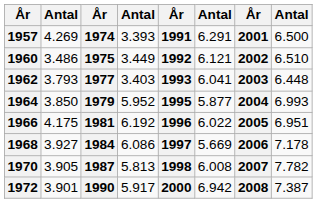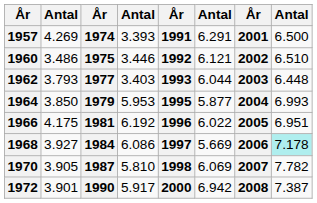(138, 58) 3.449 -> (138, 58) 3.446
(215, 79) 6.041 -> (215, 79) 6.044
(138, 101) 5.952 -> (138, 101) 5.953
(292, 144) no background -> (292, 144) paleturquoise background
(138, 166) 5.813 -> (138, 166) 5.810
(215, 166) 6.008 -> (215, 166) 6.069
